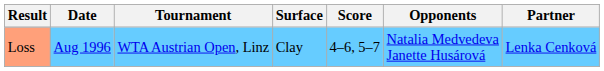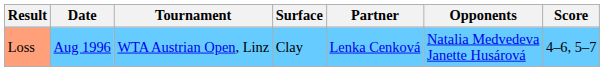columns swapped: (551, 15) <-> (355, 15)
